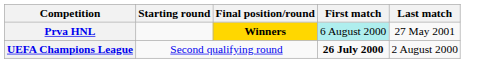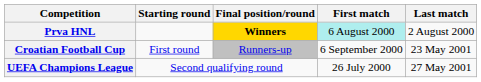(425, 31) 27 May 2001 -> (441, 31) 2 August 2000
+ row: (70, 49)
(353, 49) bold -> (361, 67) normal
(425, 49) 2 August 2000 -> (441, 67) 27 May 2001
